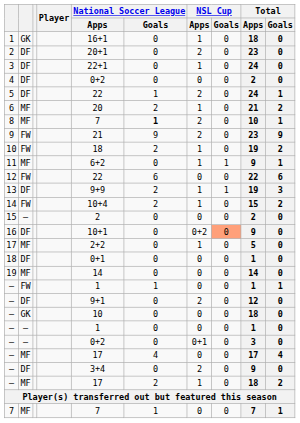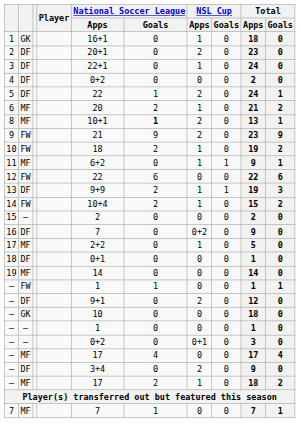(98, 121) 7 -> (98, 121) 10+1
(253, 121) 10 -> (253, 121) 13
(98, 232) 10+1 -> (98, 232) 7
(226, 232) lightsalmon background -> (226, 232) no background
